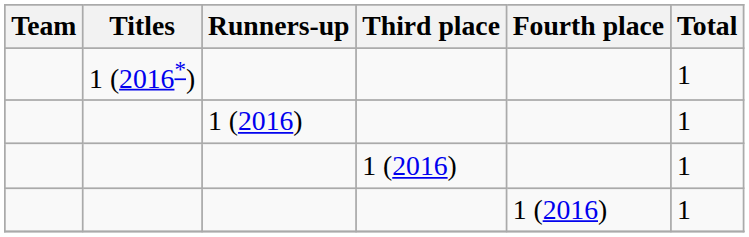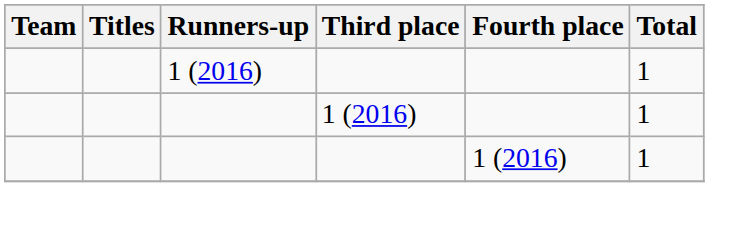- row: (142, 74)
